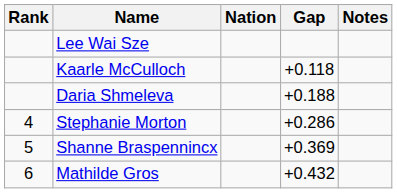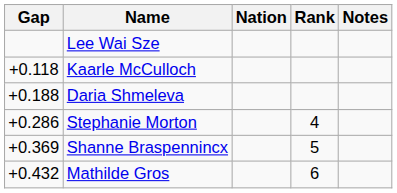columns swapped: (28, 17) <-> (309, 17)
